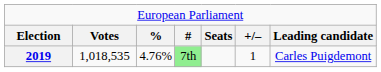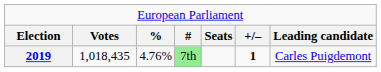(105, 56) 1,018,535 -> (105, 56) 1,018,435
(253, 56) normal -> (253, 56) bold
